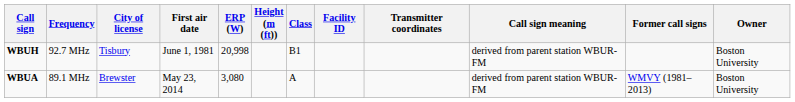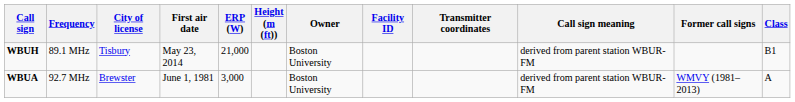columns swapped: (301, 23) <-> (752, 23)
(69, 51) 92.7 MHz -> (69, 51) 89.1 MHz
(188, 51) June 1, 1981 -> (179, 56) May 23, 2014
(235, 51) 20,998 -> (235, 51) 21,000
(69, 78) 89.1 MHz -> (69, 78) 92.7 MHz
(179, 84) May 23, 2014 -> (188, 78) June 1, 1981
(232, 78) 3,080 -> (232, 78) 3,000
